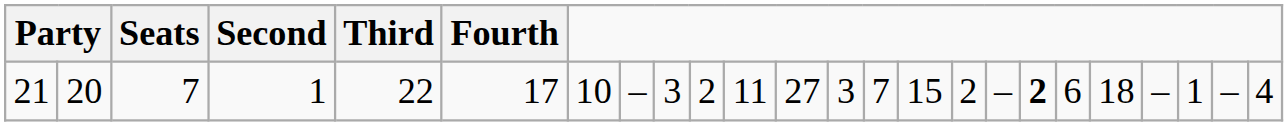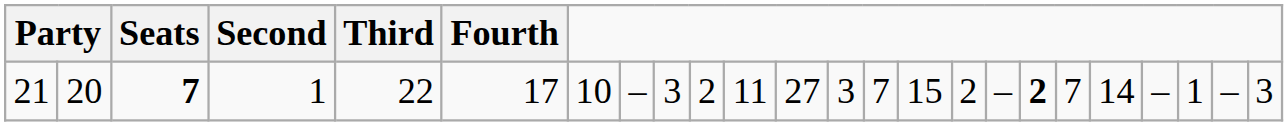(190, 90) normal -> (190, 90) bold
(1073, 90) 6 -> (1073, 90) 7
(1116, 90) 18 -> (1116, 90) 14
(1264, 90) 4 -> (1264, 90) 3
